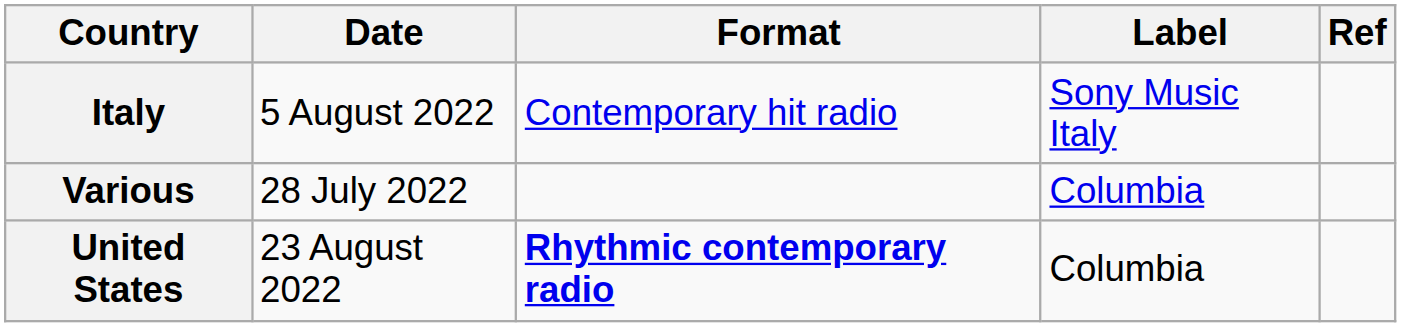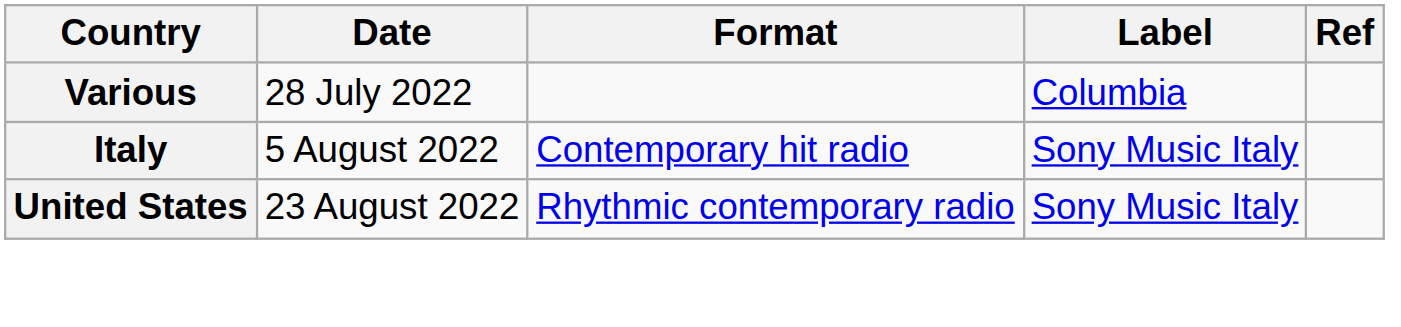rows swapped: (128, 190) <-> (128, 112)
(736, 269) bold -> (775, 207) normal
(1127, 269) Columbia -> (1165, 207) Sony Music Italy
